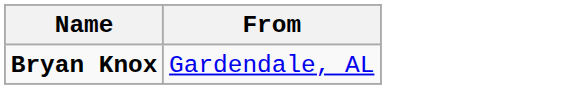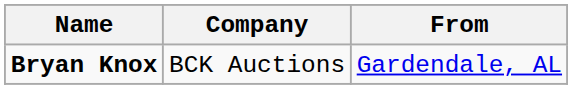+ column: (257, 25)
